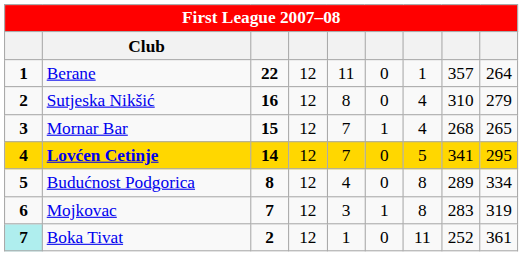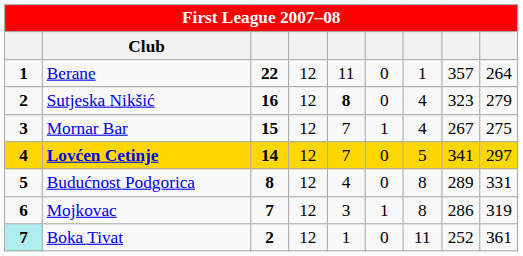(346, 100) normal -> (346, 100) bold
(461, 100) 310 -> (461, 100) 323
(461, 127) 268 -> (461, 127) 267
(499, 127) 265 -> (499, 127) 275
(499, 155) 295 -> (499, 155) 297
(499, 182) 334 -> (499, 182) 331
(461, 210) 283 -> (461, 210) 286
